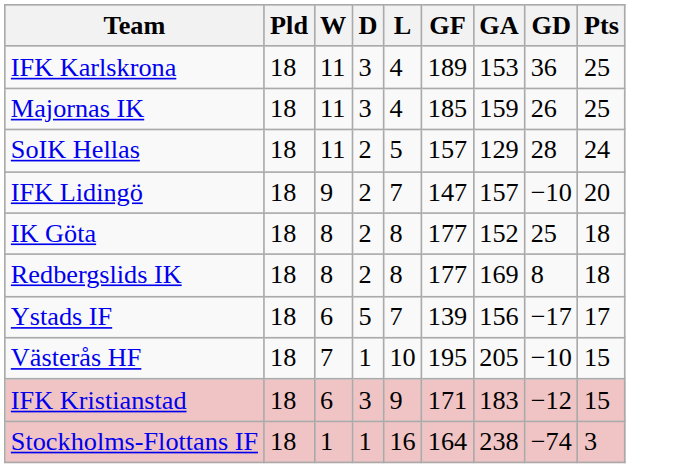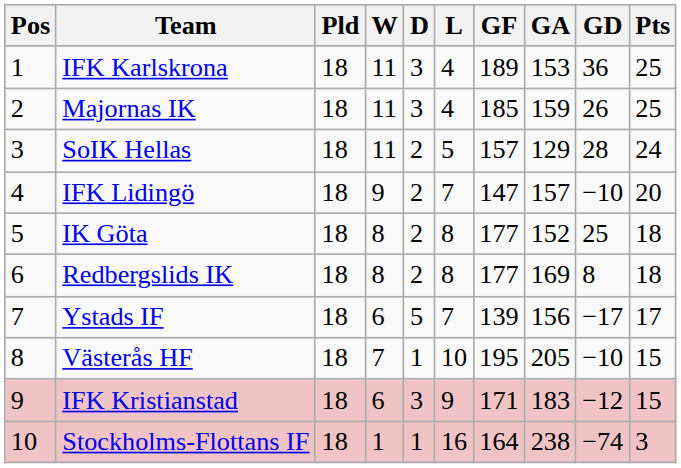+ column: (31, 25)
